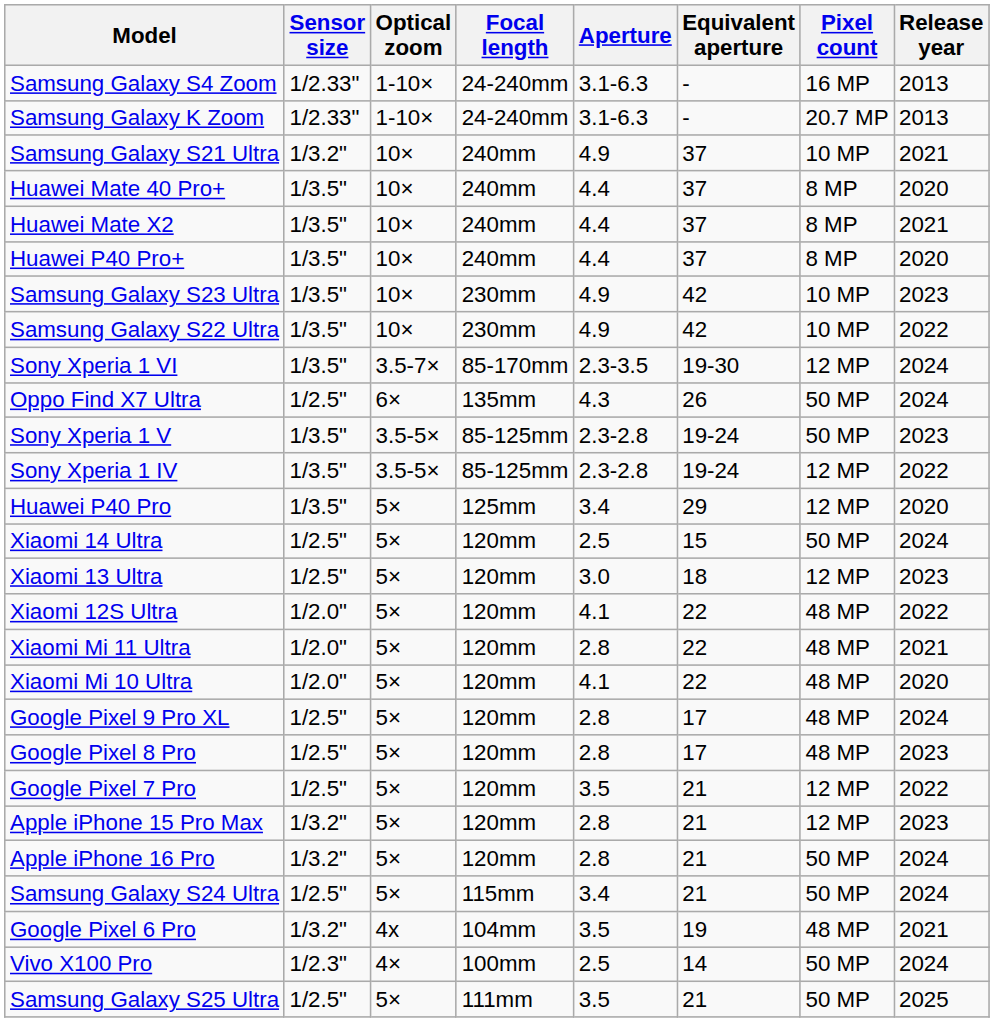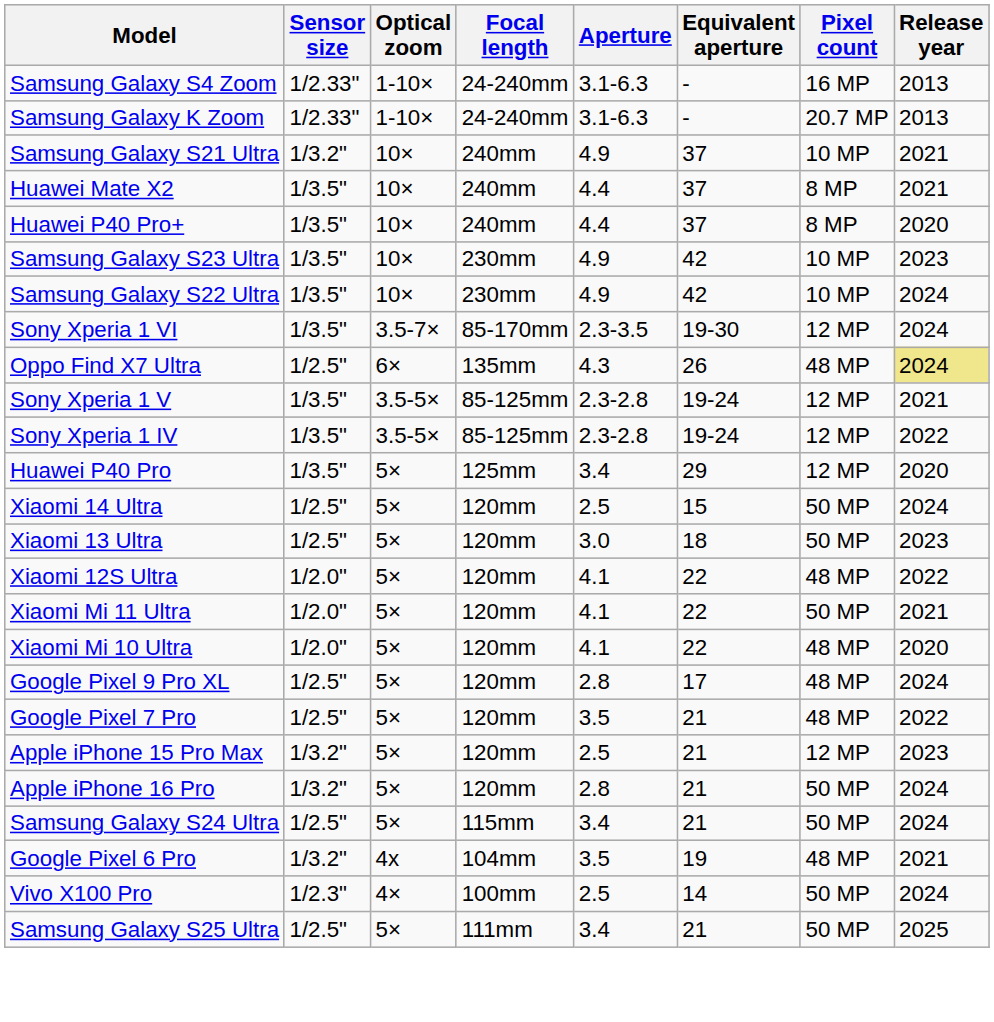- row: (118, 189)
(924, 330) 2022 -> (924, 294) 2024
(838, 400) 50 MP -> (838, 365) 48 MP
(924, 400) no background -> (924, 365) khaki background
(838, 435) 50 MP -> (838, 400) 12 MP
(924, 435) 2023 -> (924, 400) 2021
(838, 577) 12 MP -> (838, 541) 50 MP
(594, 647) 2.8 -> (594, 612) 4.1
(838, 647) 48 MP -> (838, 612) 50 MP
- row: (103, 753)
(838, 788) 12 MP -> (838, 718) 48 MP
(594, 823) 2.8 -> (594, 753) 2.5
(594, 1000) 3.5 -> (594, 929) 3.4
